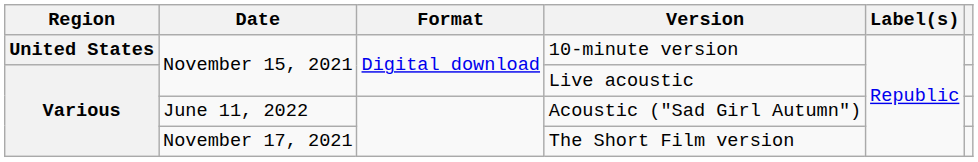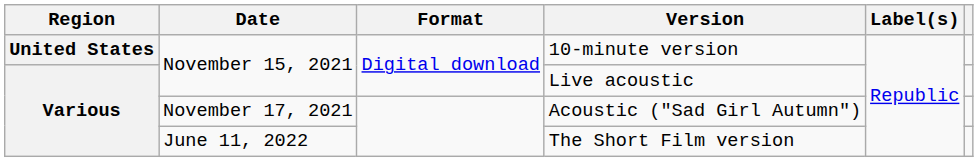(236, 111) June 11, 2022 -> (258, 111) November 17, 2021
(258, 141) November 17, 2021 -> (236, 141) June 11, 2022
